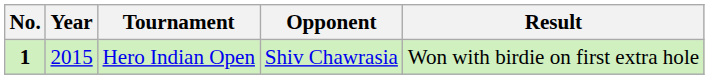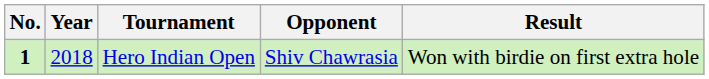(72, 56) 2015 -> (72, 56) 2018
